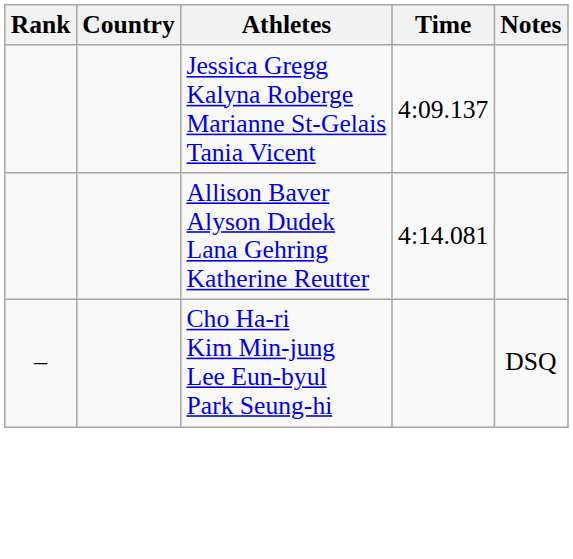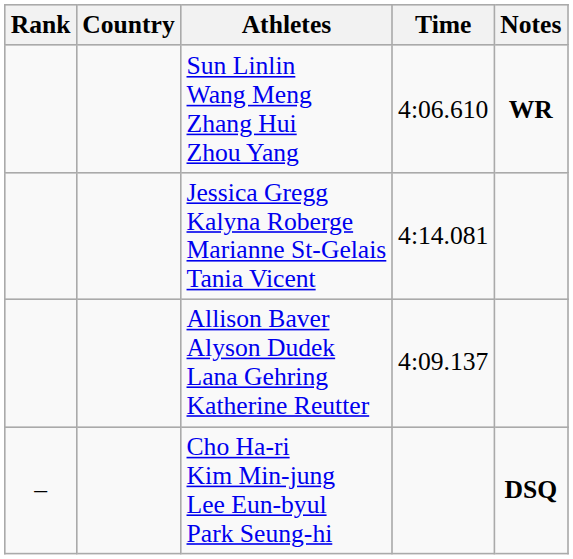+ row: (249, 108)
(443, 108) 4:09.137 -> (443, 235) 4:14.081
(443, 235) 4:14.081 -> (443, 362) 4:09.137
(531, 362) normal -> (531, 489) bold
